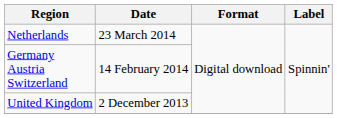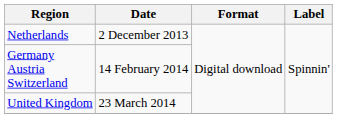(137, 34) 23 March 2014 -> (143, 34) 2 December 2013
(143, 103) 2 December 2013 -> (137, 103) 23 March 2014
